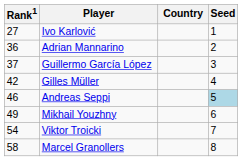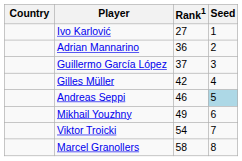columns swapped: (183, 14) <-> (22, 14)
